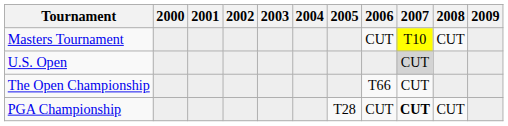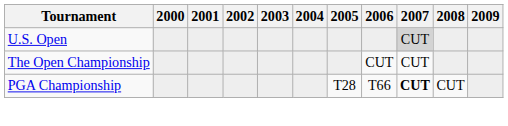- row: (66, 39)
(379, 86) T66 -> (379, 62) CUT
(379, 109) CUT -> (379, 86) T66
